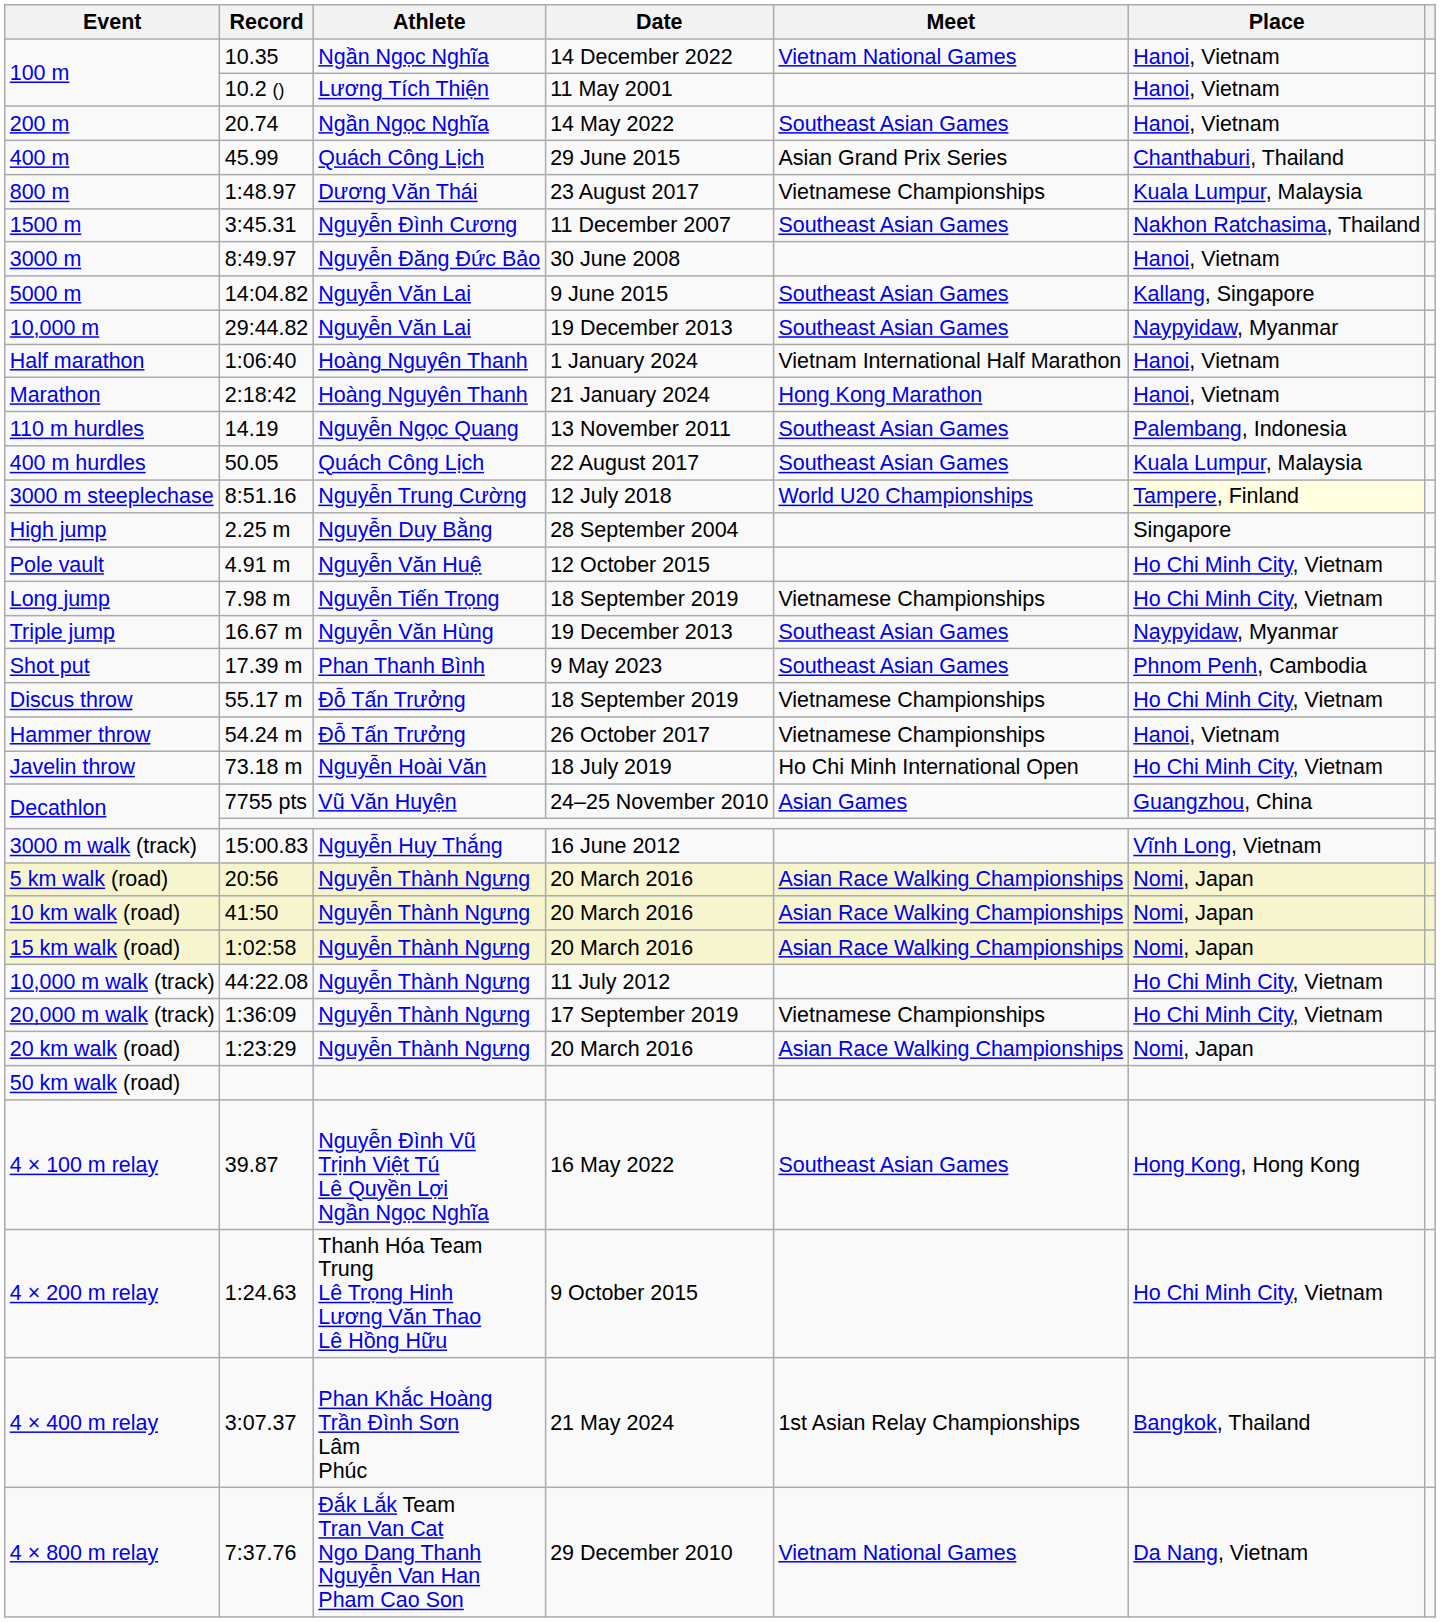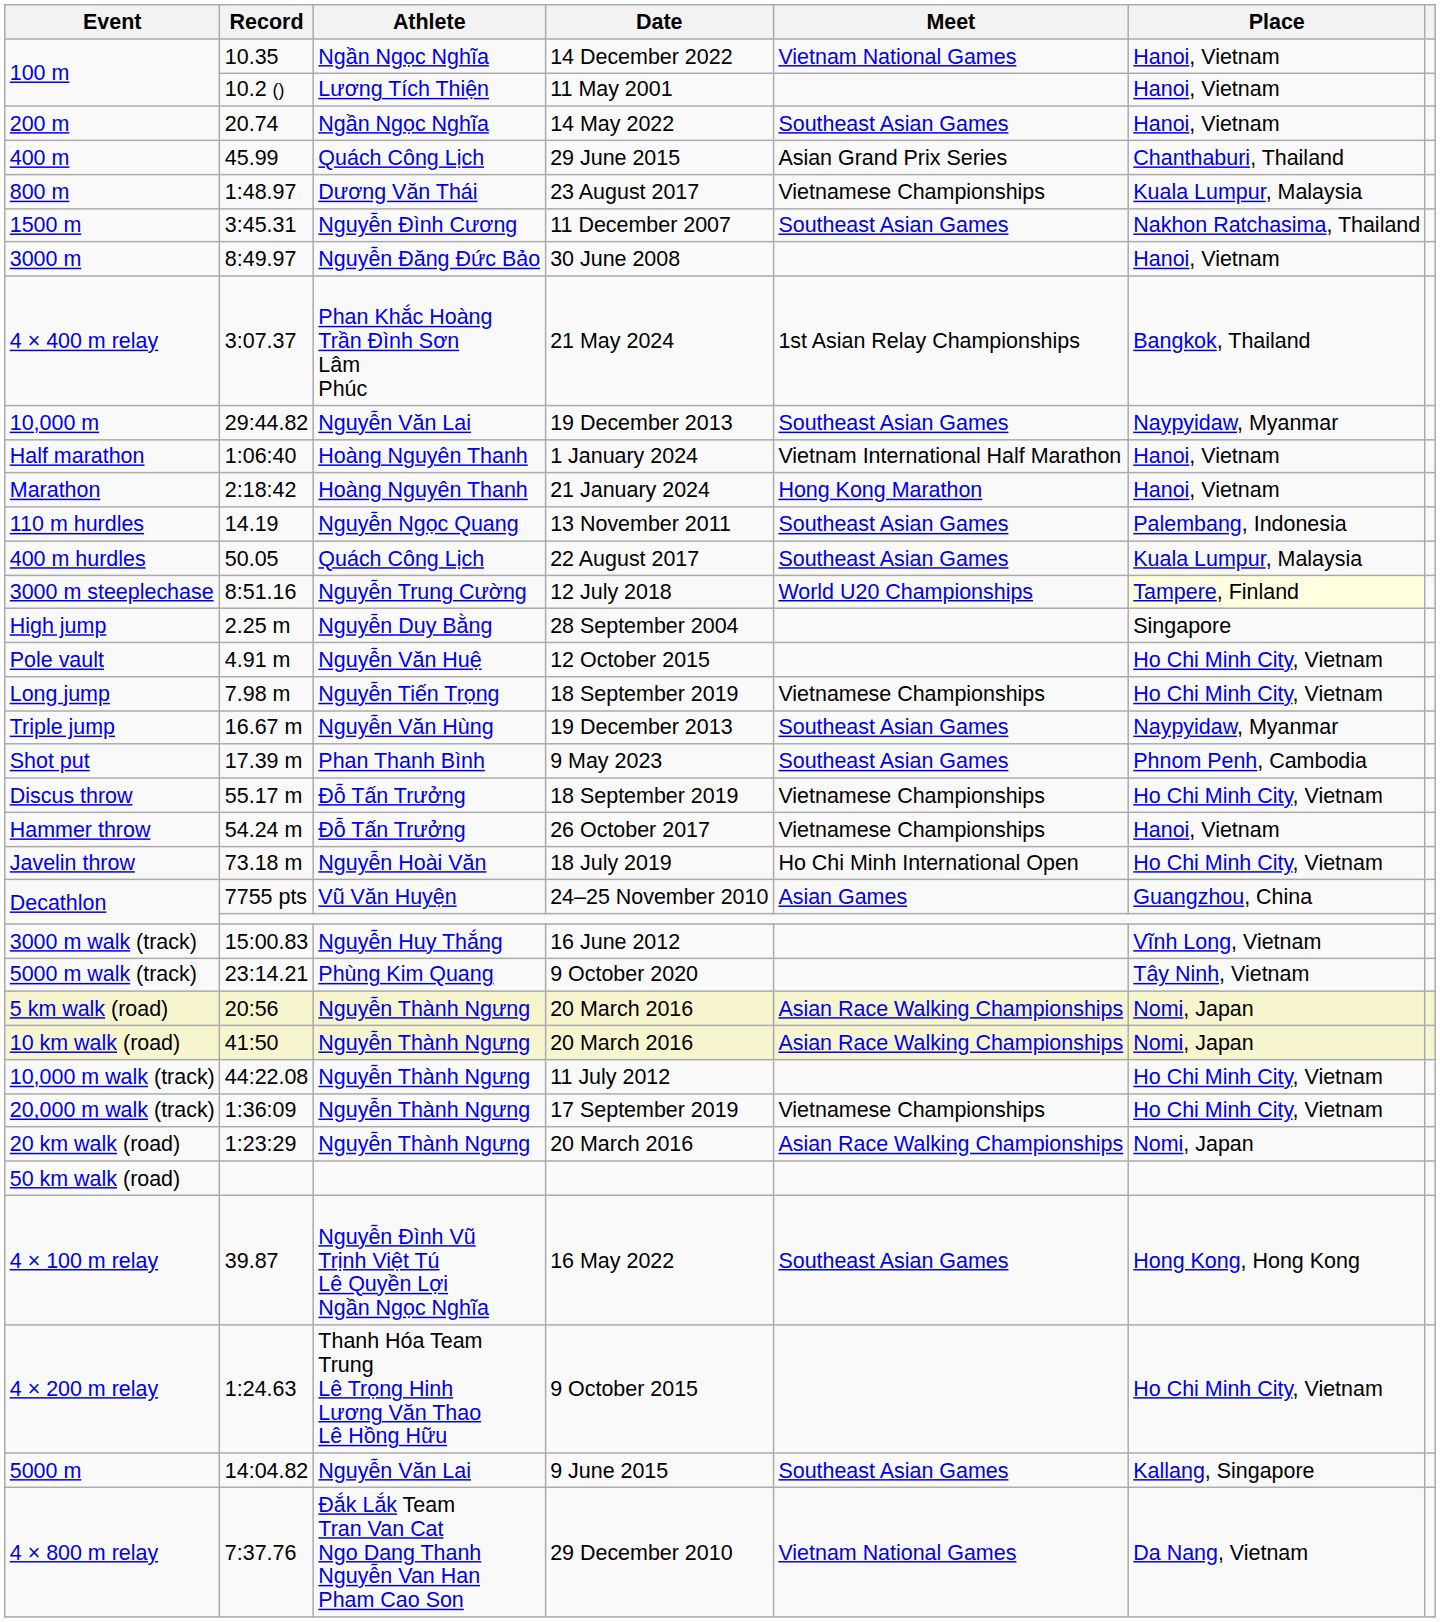rows swapped: (46, 293) <-> (84, 1423)
+ row: (103, 975)
- row: (95, 947)
